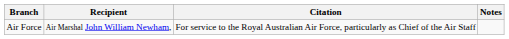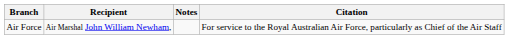columns swapped: (326, 12) <-> (491, 12)
